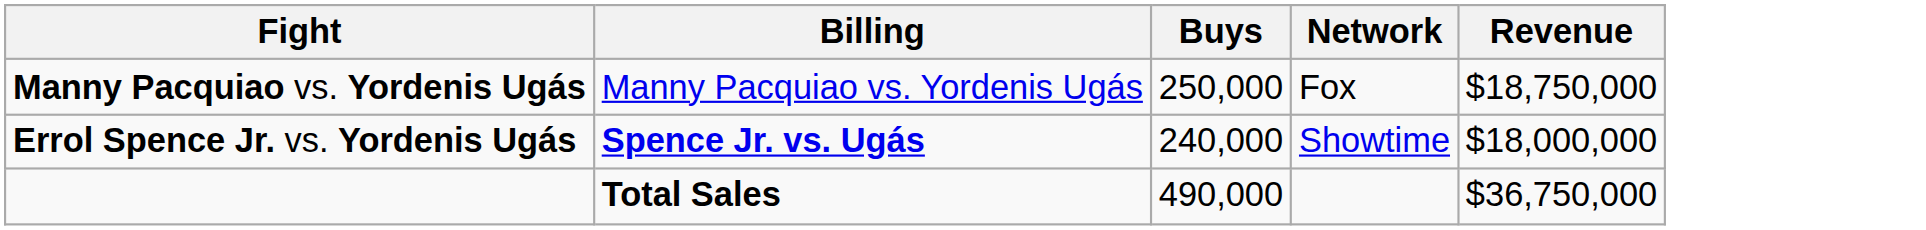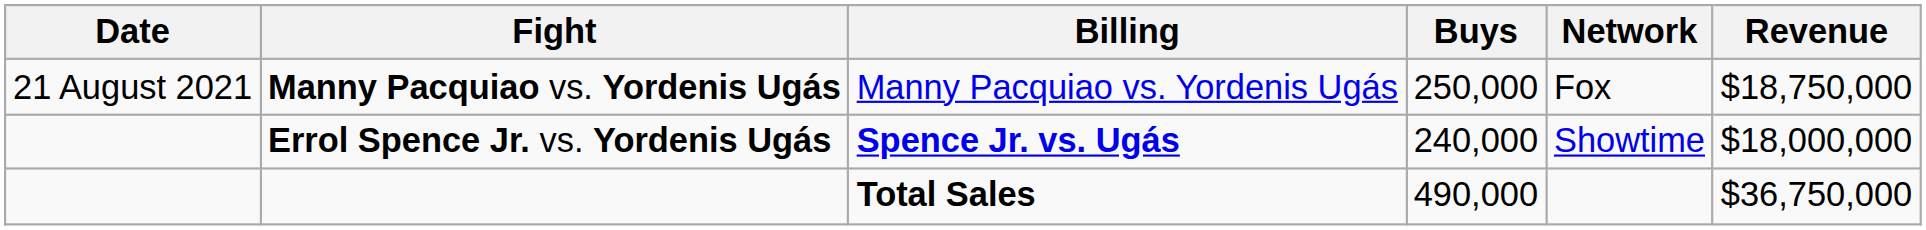+ column: (133, 31)
